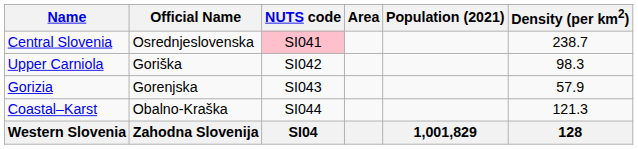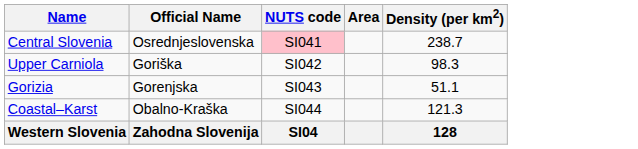- column: (445, 17)
(570, 87) 57.9 -> (445, 87) 51.1
